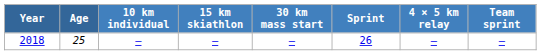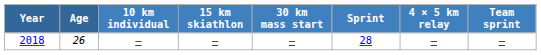(79, 42) 25 -> (79, 42) 26
(366, 42) 26 -> (366, 42) 28
